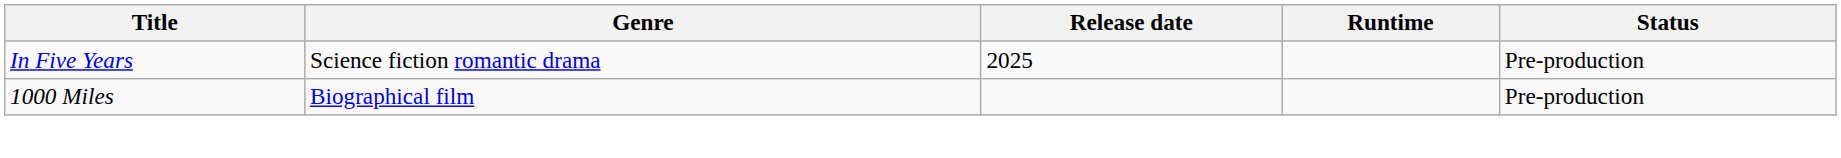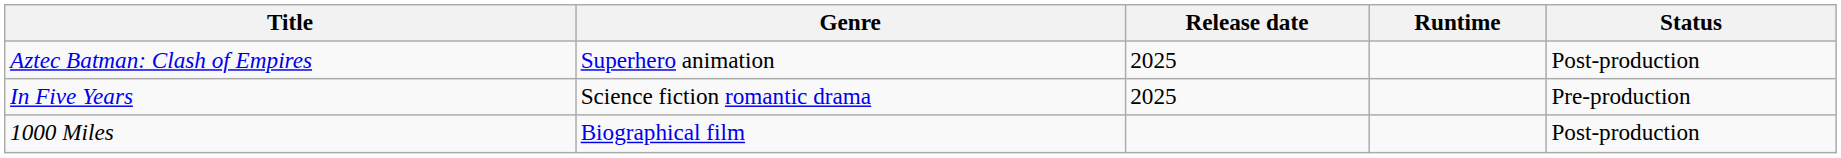+ row: (161, 59)
(1574, 96) Pre-production -> (1626, 133) Post-production
